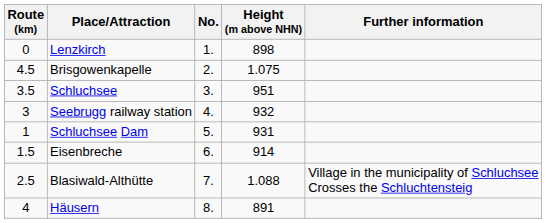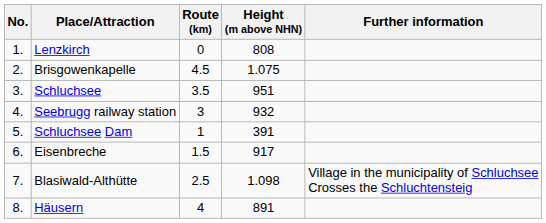columns swapped: (208, 22) <-> (26, 22)
(264, 49) 898 -> (264, 49) 808
(264, 132) 931 -> (264, 132) 391
(264, 152) 914 -> (264, 152) 917
(264, 180) 1.088 -> (264, 180) 1.098
